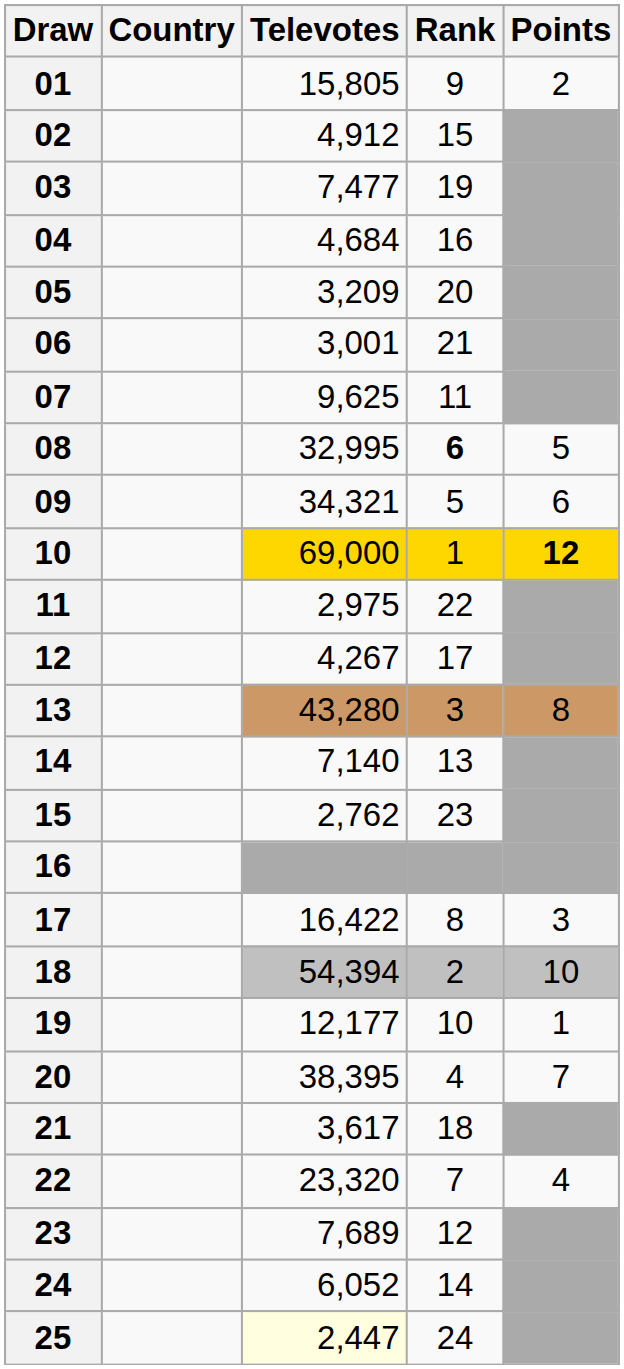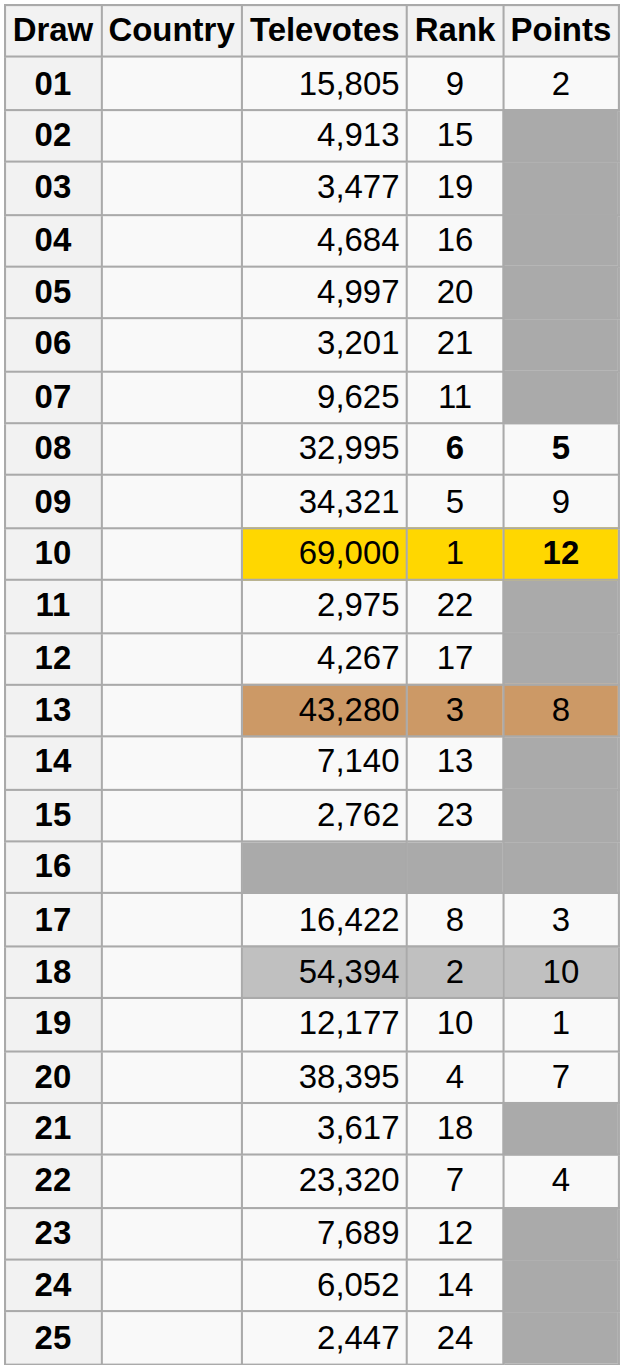(358, 135) 4,912 -> (358, 135) 4,913
(358, 187) 7,477 -> (358, 187) 3,477
(358, 291) 3,209 -> (358, 291) 4,997
(358, 344) 3,001 -> (358, 344) 3,201
(561, 448) normal -> (561, 448) bold
(561, 501) 6 -> (561, 501) 9
(358, 1337) lightyellow background -> (358, 1337) no background
